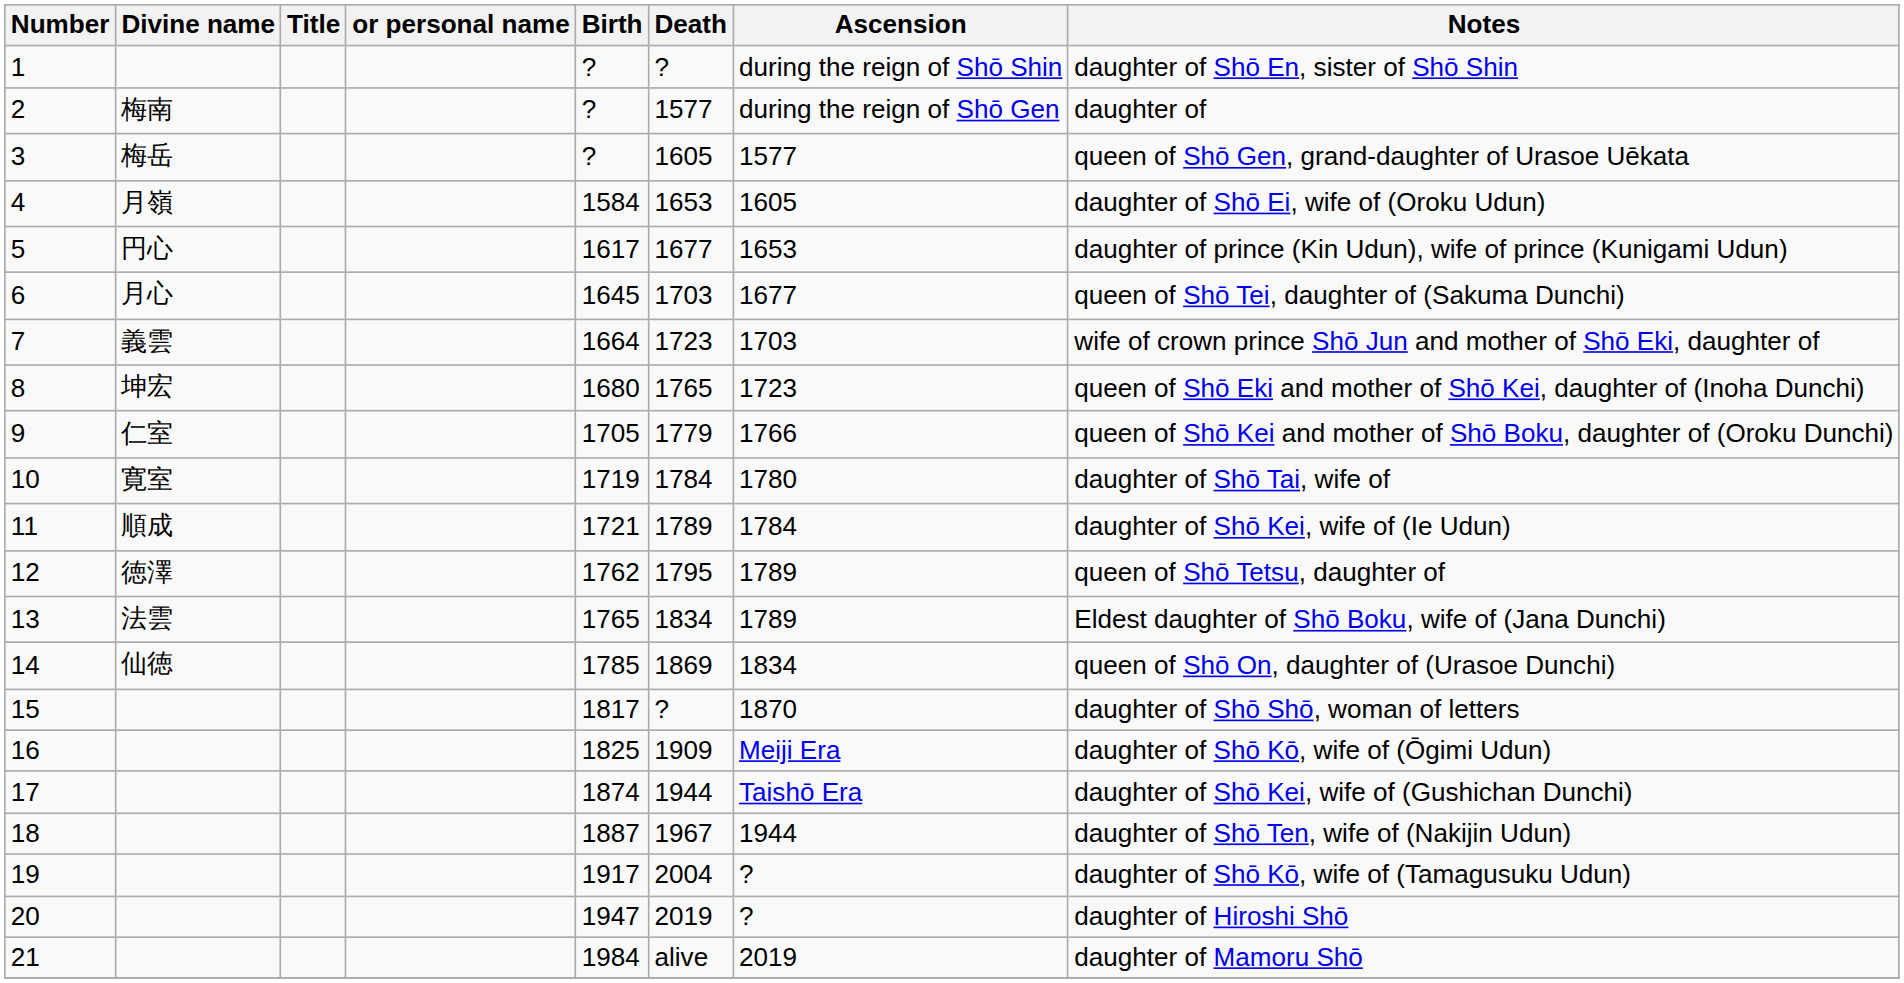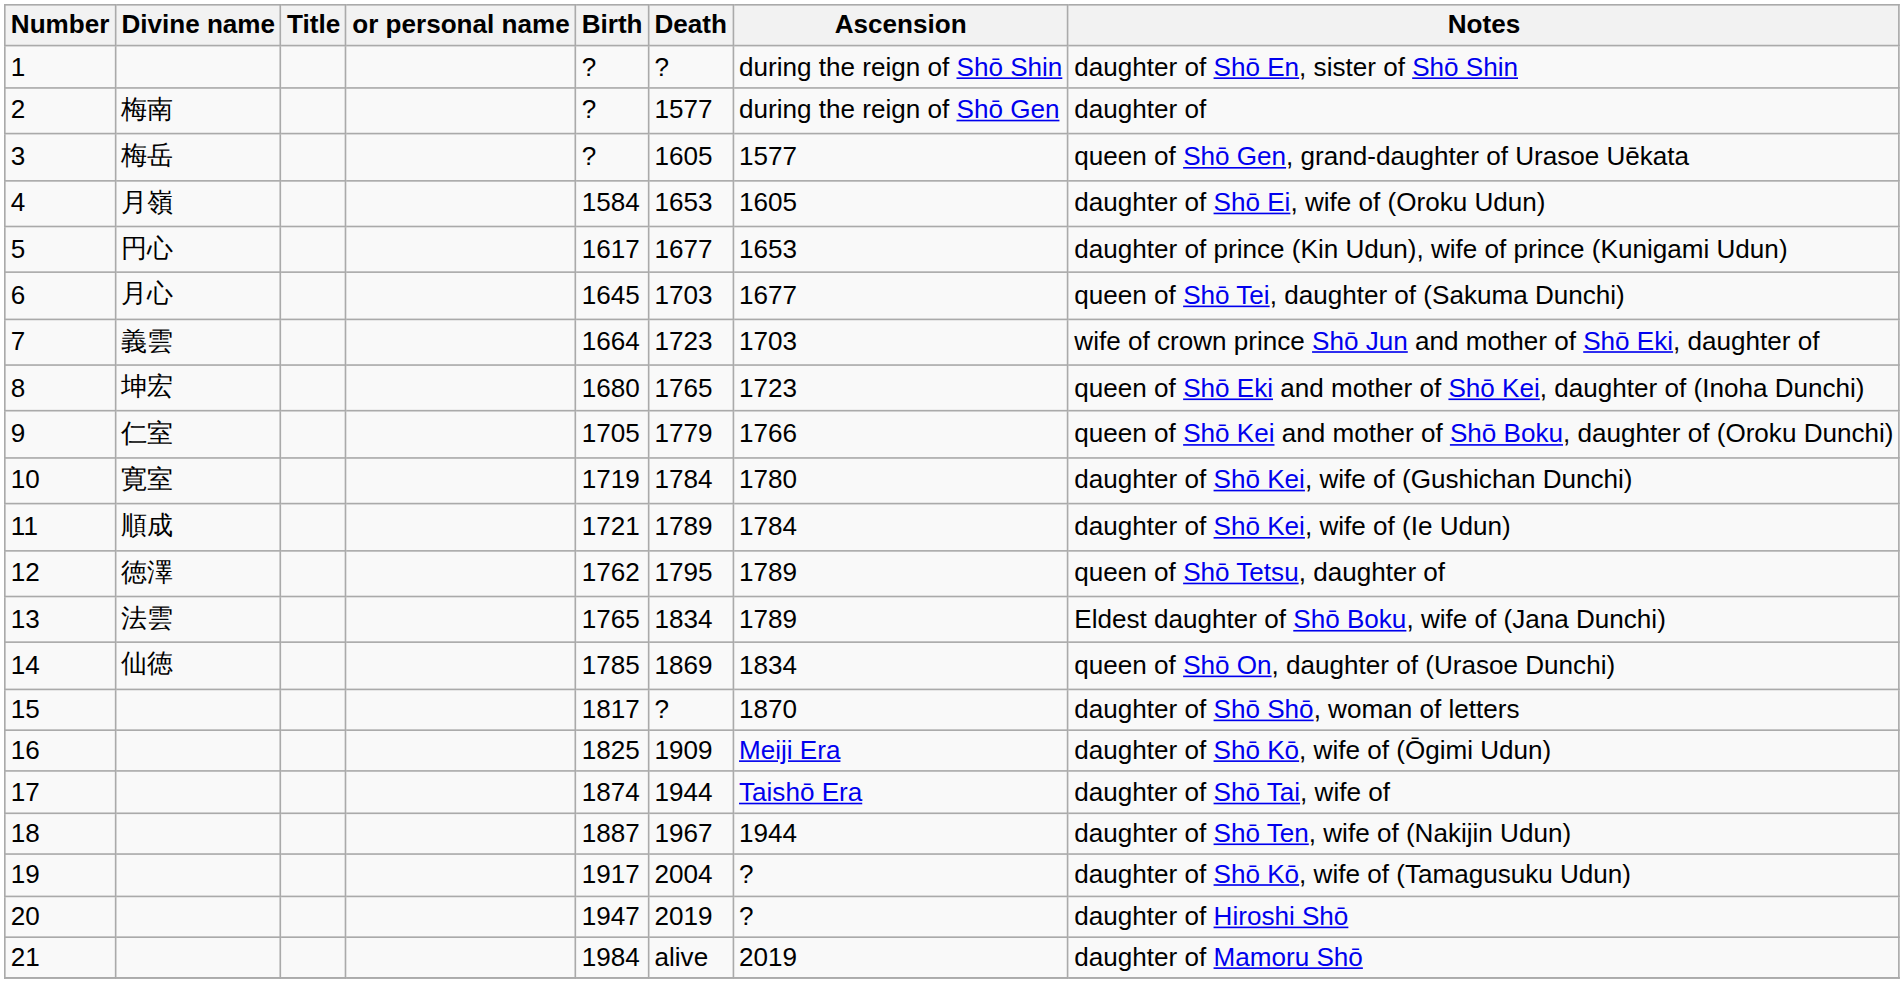(1232, 480) daughter of Shō Tai, wife of -> (1353, 480) daughter of Shō Kei, wife of (Gushichan Dunchi)
(1353, 791) daughter of Shō Kei, wife of (Gushichan Dunchi) -> (1232, 791) daughter of Shō Tai, wife of
